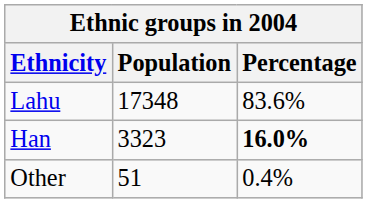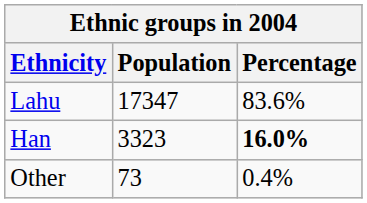(148, 100) 17348 -> (148, 100) 17347
(130, 178) 51 -> (130, 178) 73
